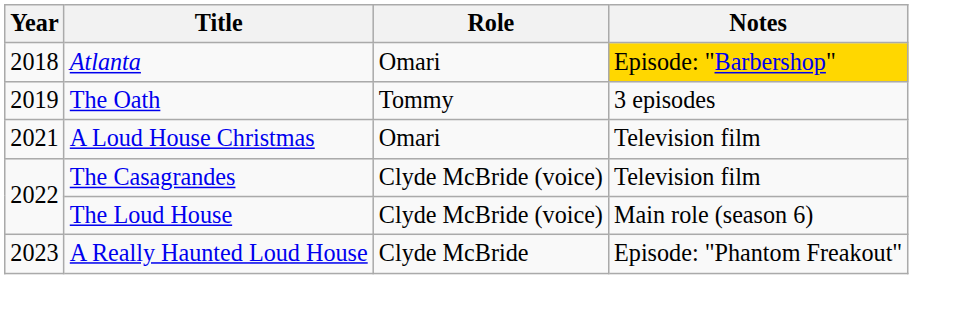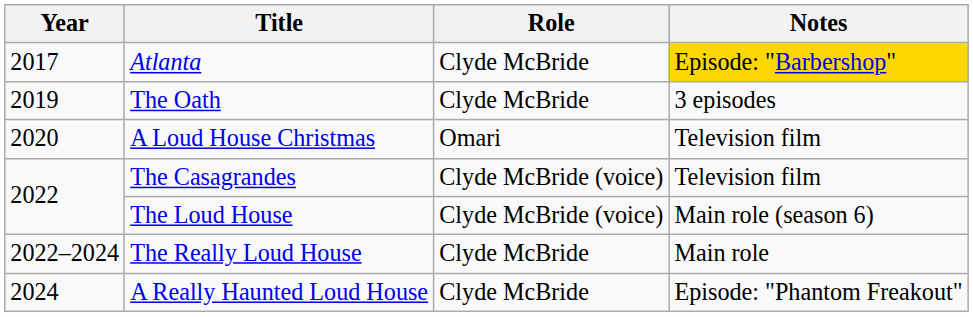(34, 61) 2018 -> (34, 61) 2017
(410, 61) Omari -> (514, 61) Clyde McBride
(416, 100) Tommy -> (514, 100) Clyde McBride
(34, 138) 2021 -> (34, 138) 2020
+ row: (246, 253)
(34, 253) 2023 -> (34, 291) 2024
